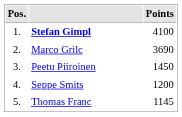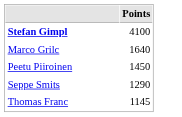- column: (17, 13)
(163, 49) 3690 -> (140, 49) 1640
(163, 84) 1200 -> (140, 84) 1290
